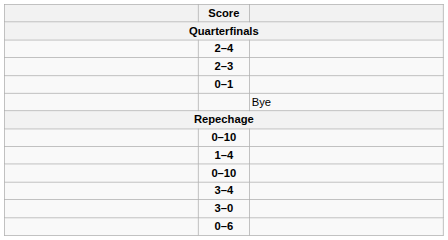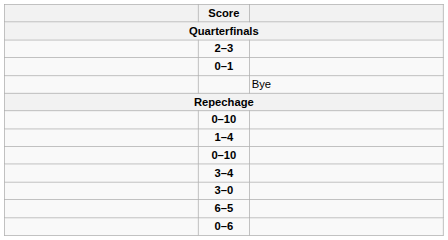- row: (224, 48)
+ row: (224, 208)
